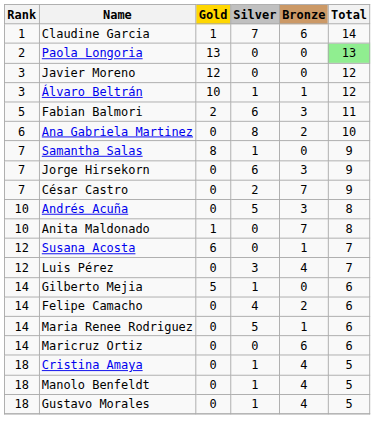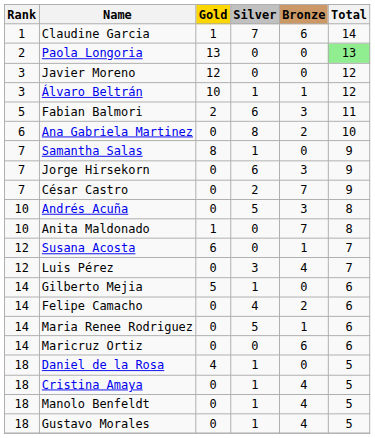+ row: (103, 365)
